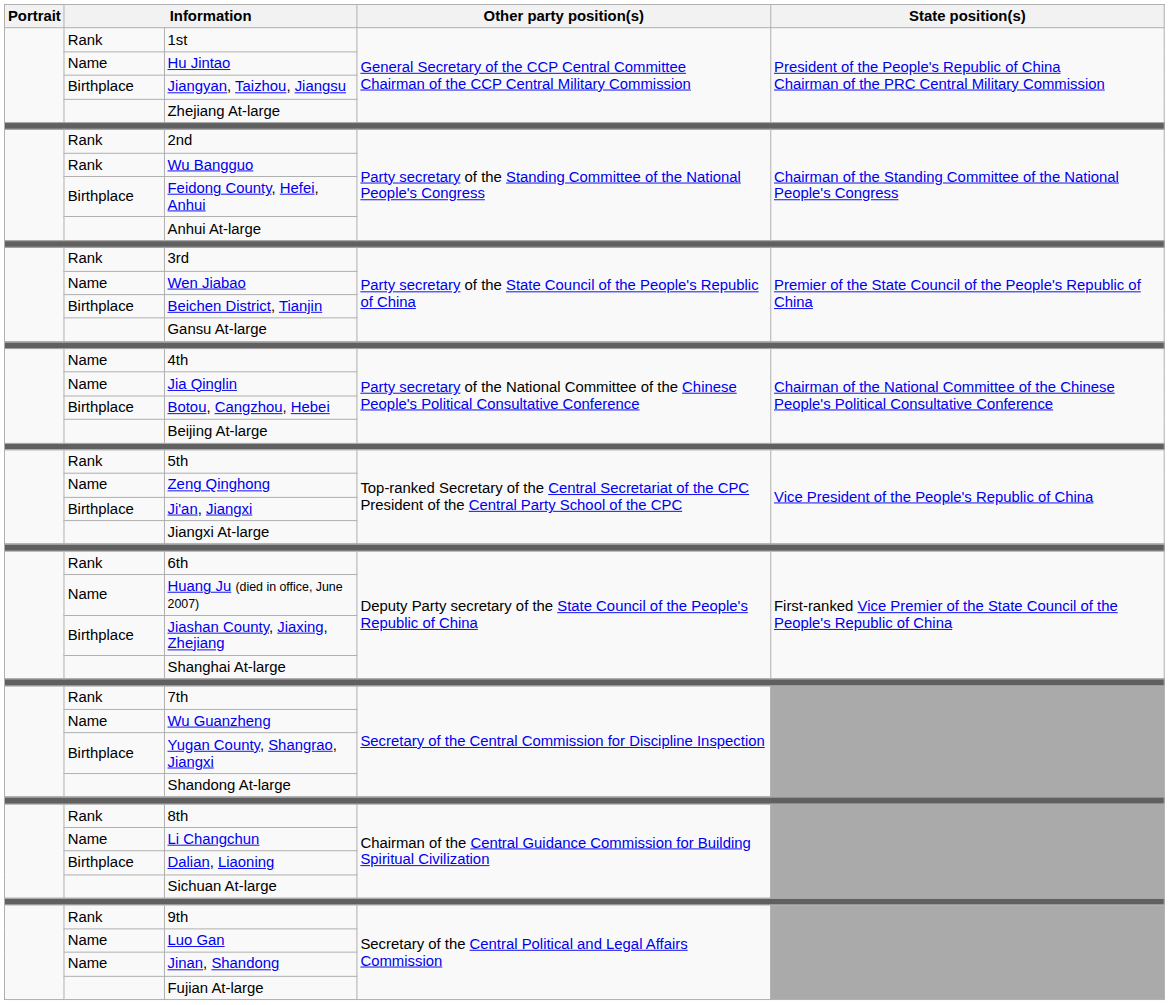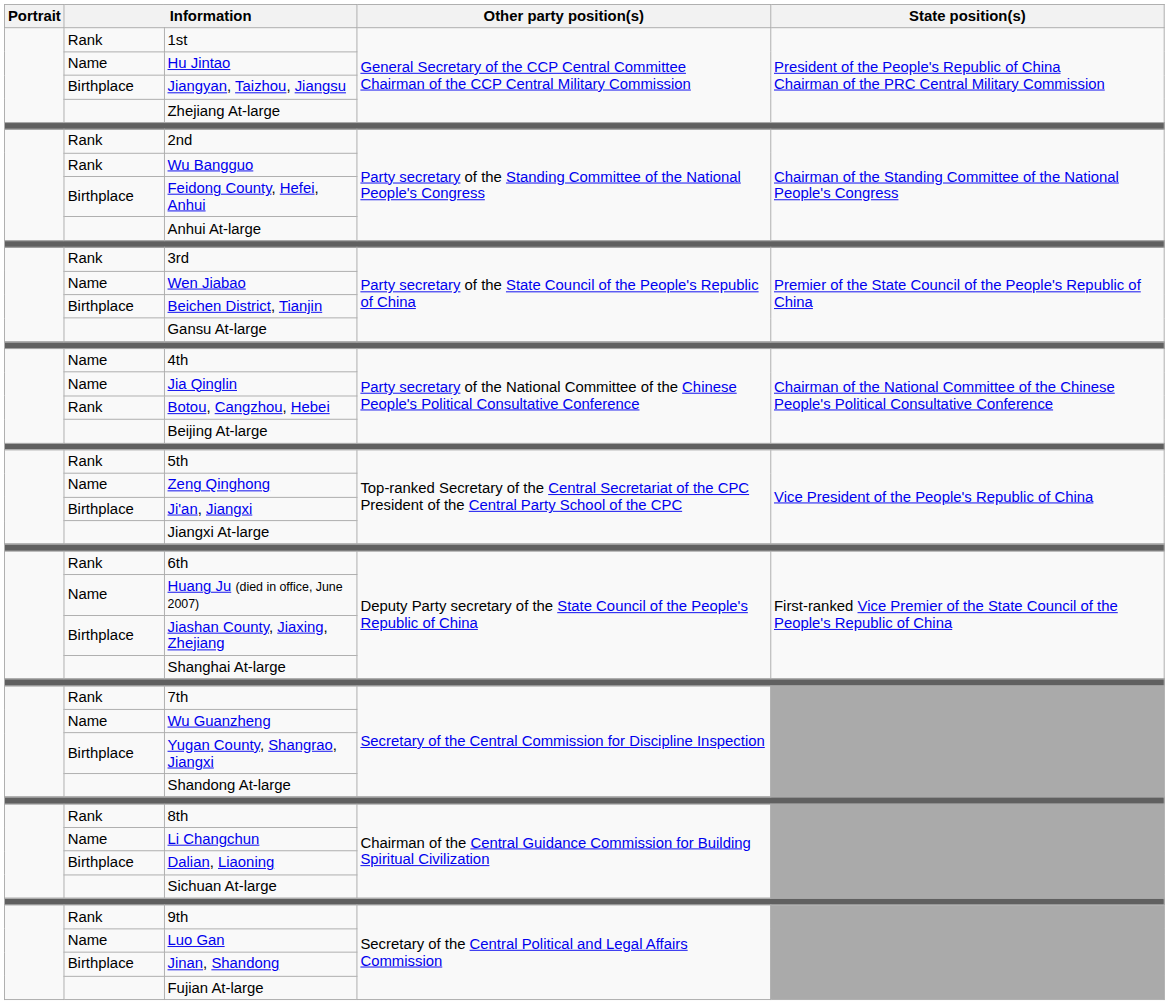(101, 407) Birthplace -> (85, 407) Rank
(88, 964) Name -> (101, 964) Birthplace
